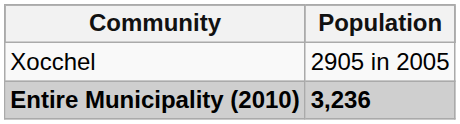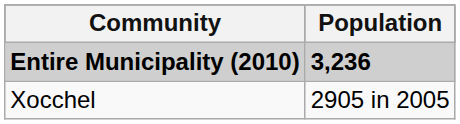rows swapped: (155, 99) <-> (53, 61)
